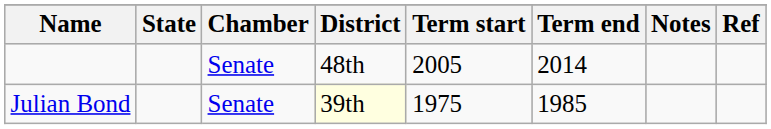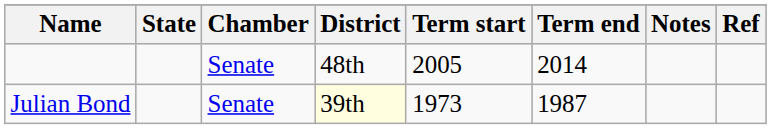(437, 103) 1975 -> (437, 103) 1973
(562, 103) 1985 -> (562, 103) 1987
